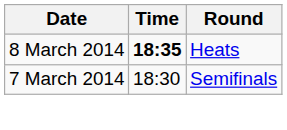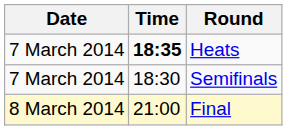(67, 49) 8 March 2014 -> (67, 49) 7 March 2014
+ row: (211, 109)
